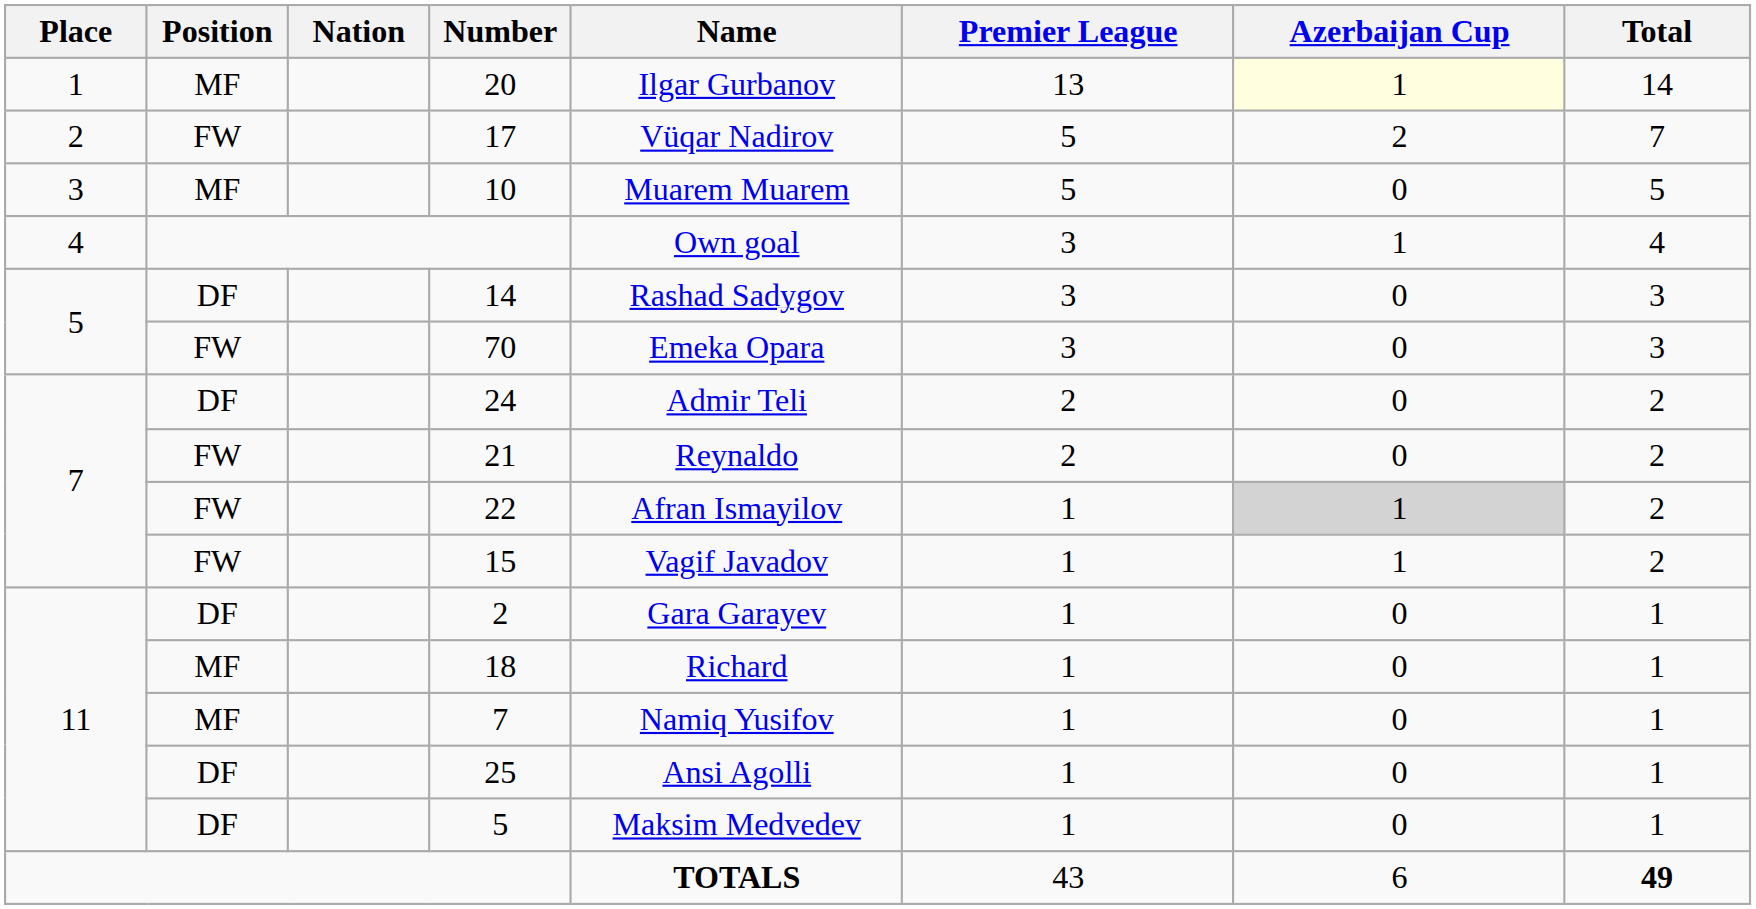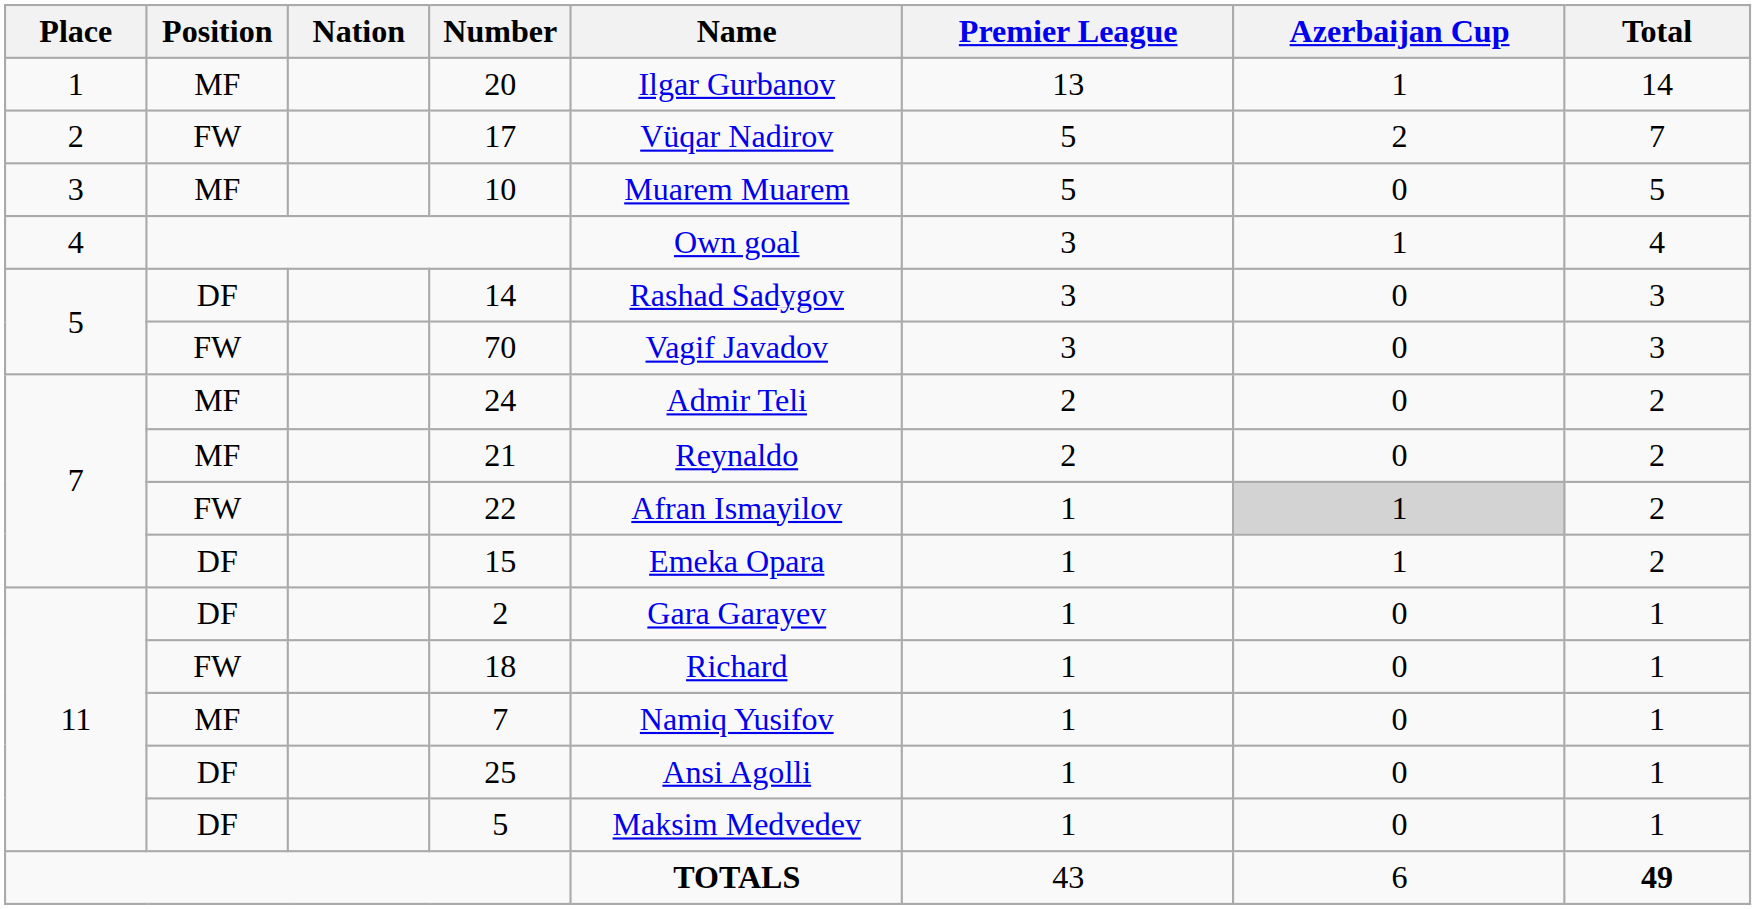(1400, 84) lightyellow background -> (1400, 84) no background
(737, 348) Emeka Opara -> (737, 348) Vagif Javadov
(217, 401) DF -> (217, 401) MF
(217, 454) FW -> (217, 454) MF
(217, 559) FW -> (217, 559) DF
(737, 559) Vagif Javadov -> (737, 559) Emeka Opara
(217, 665) MF -> (217, 665) FW
